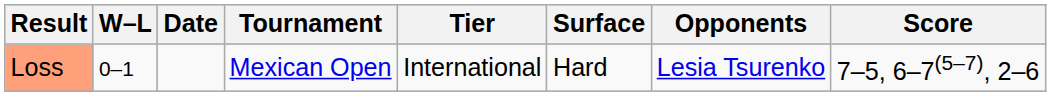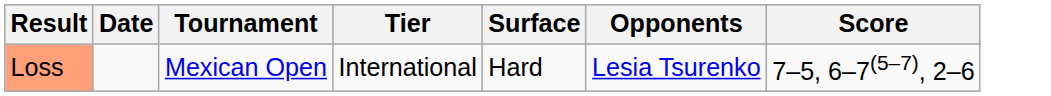- column: (125, 24)
